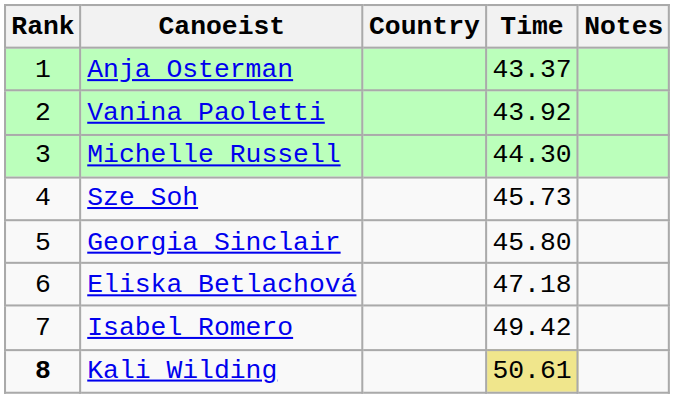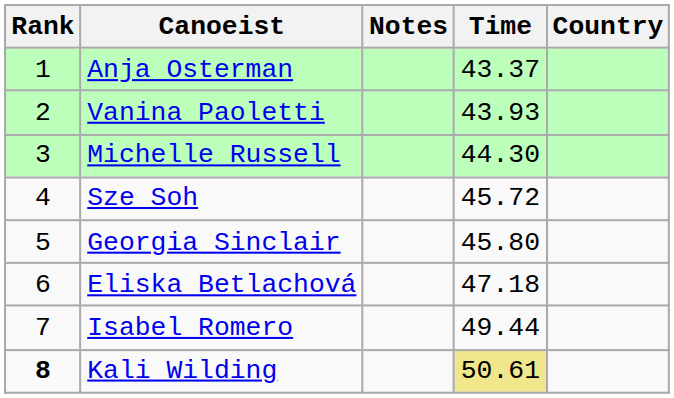columns swapped: (424, 27) <-> (624, 27)
(532, 113) 43.92 -> (500, 113) 43.93
(532, 199) 45.73 -> (500, 199) 45.72
(532, 328) 49.42 -> (500, 328) 49.44
